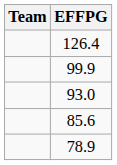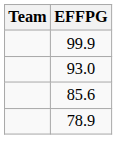- row: (81, 43)
